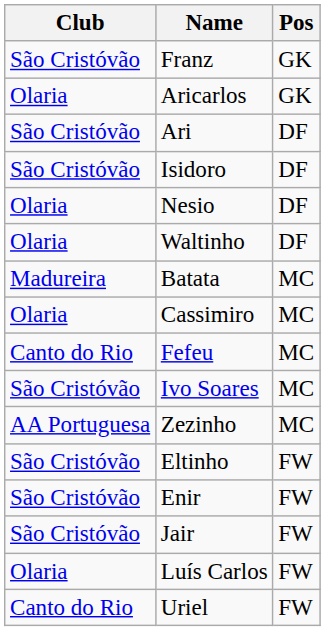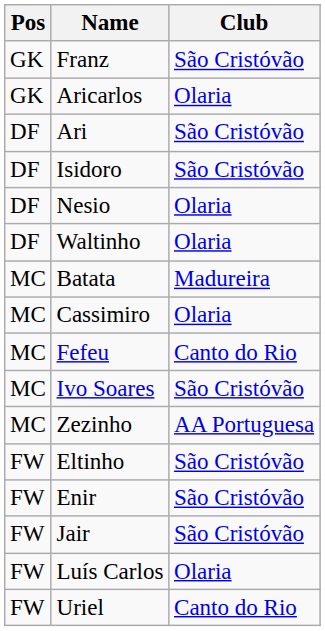columns swapped: (296, 22) <-> (80, 22)
